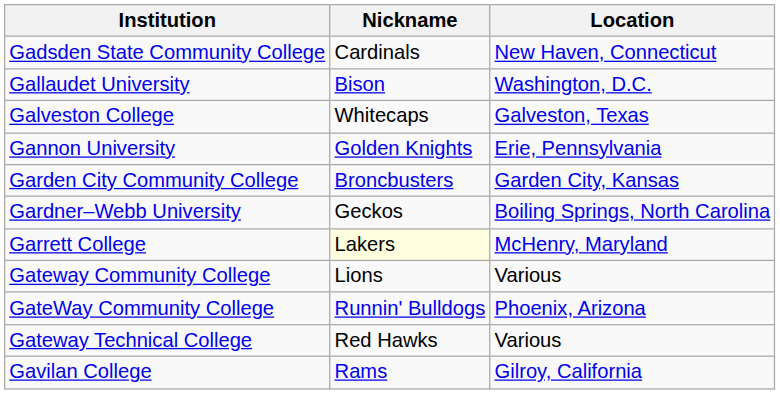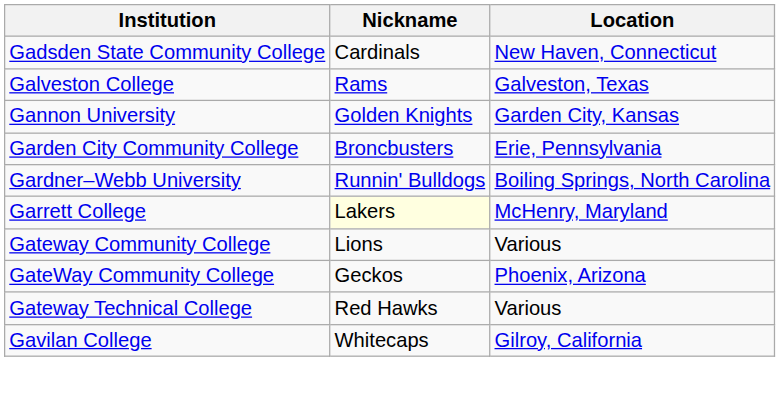- row: (99, 84)
(382, 116) Whitecaps -> (361, 84) Rams
(578, 148) Erie, Pennsylvania -> (587, 116) Garden City, Kansas
(587, 180) Garden City, Kansas -> (578, 148) Erie, Pennsylvania
(369, 212) Geckos -> (410, 180) Runnin' Bulldogs
(410, 308) Runnin' Bulldogs -> (369, 276) Geckos
(361, 372) Rams -> (382, 340) Whitecaps
